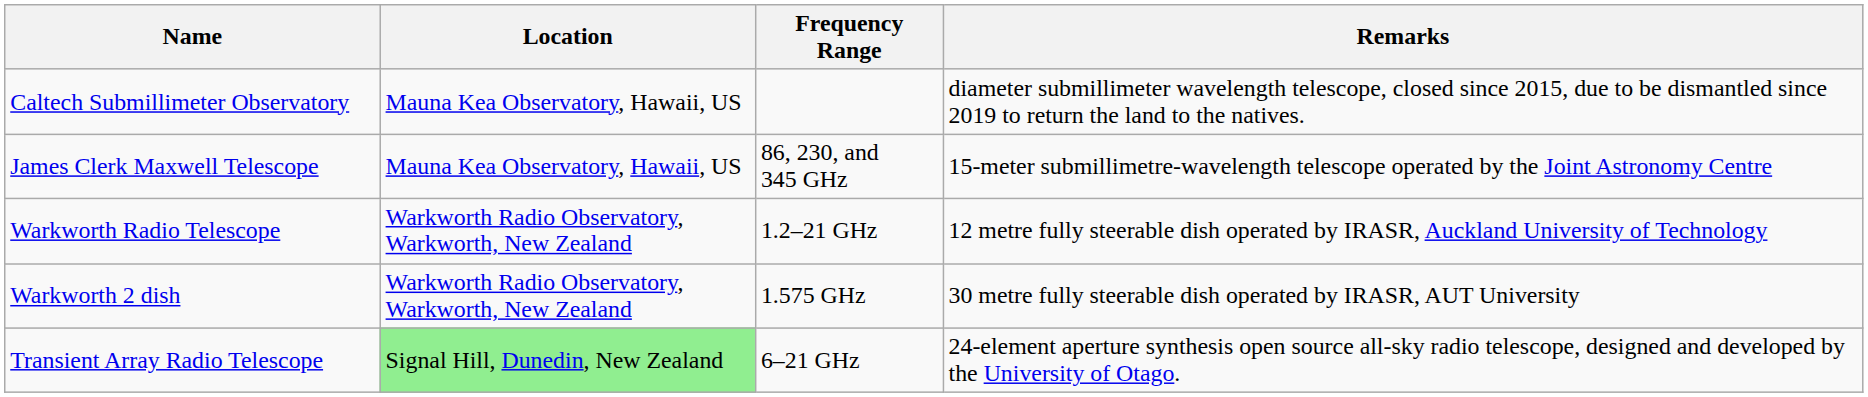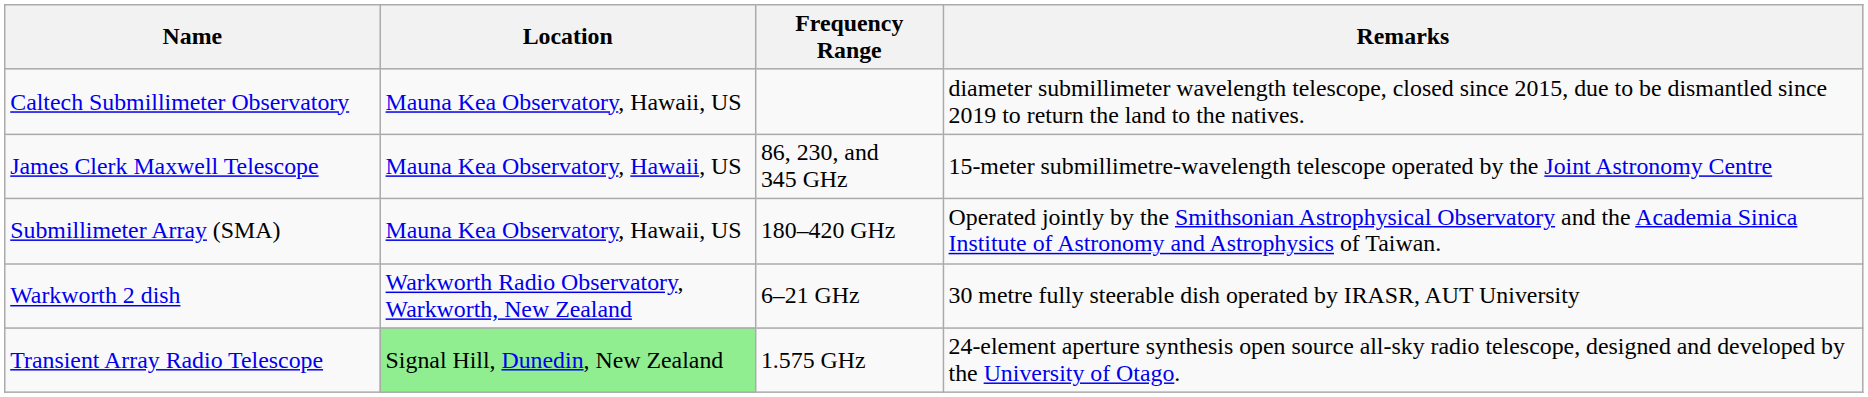+ row: (145, 230)
- row: (145, 230)
(813, 295) 1.575 GHz -> (810, 295) 6–21 GHz
(810, 359) 6–21 GHz -> (813, 359) 1.575 GHz
